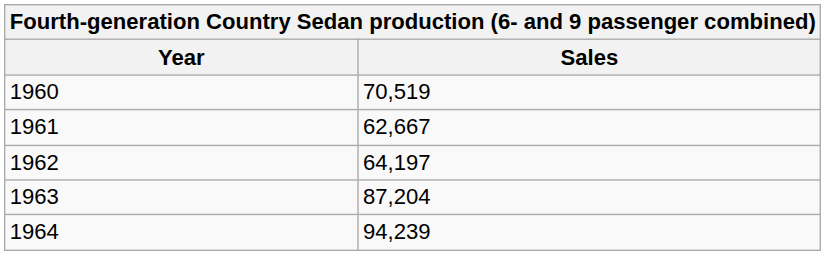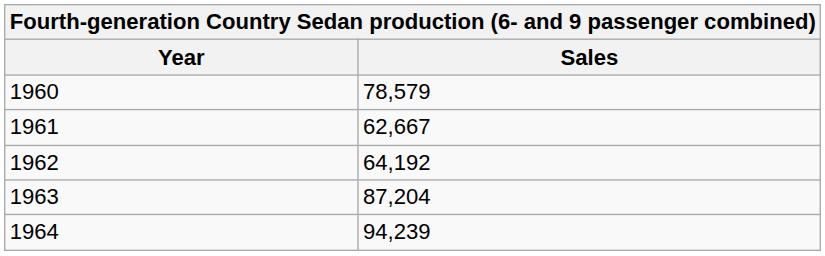(397, 92) 70,519 -> (397, 92) 78,579
(397, 162) 64,197 -> (397, 162) 64,192
